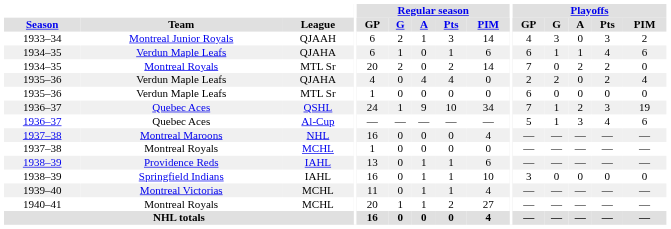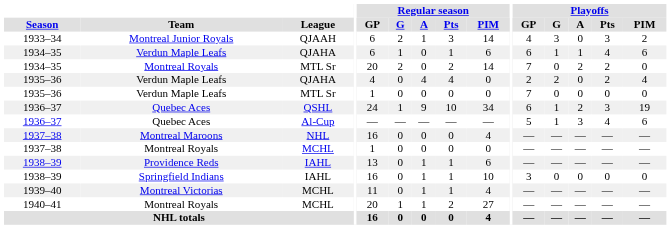(529, 93) 6 -> (529, 93) 7
(529, 107) 7 -> (529, 107) 6
